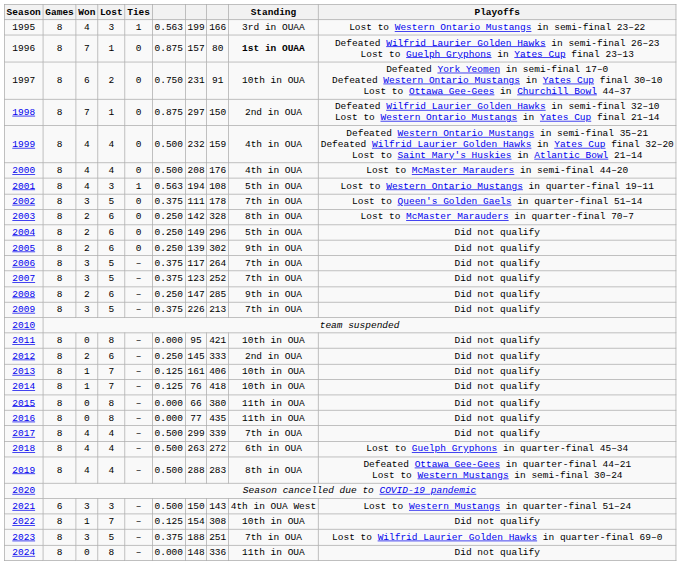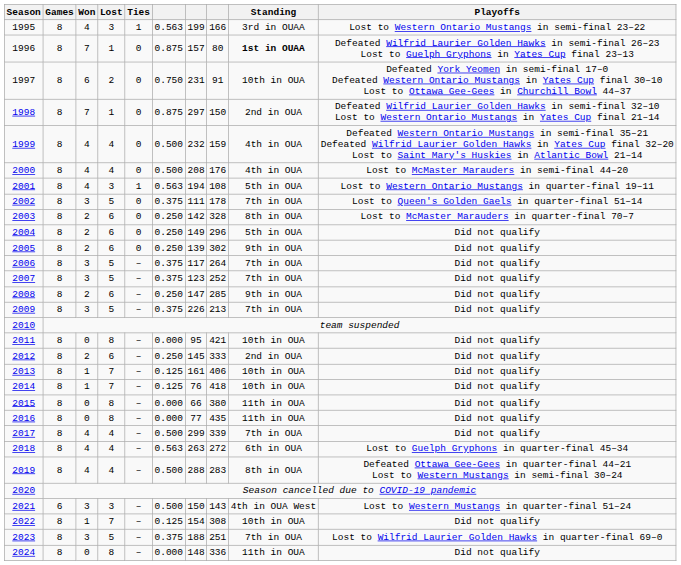(169, 449) 0.500 -> (169, 449) 0.563
